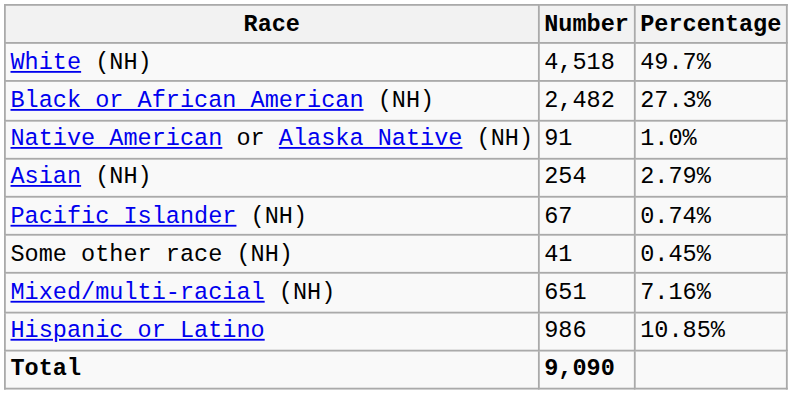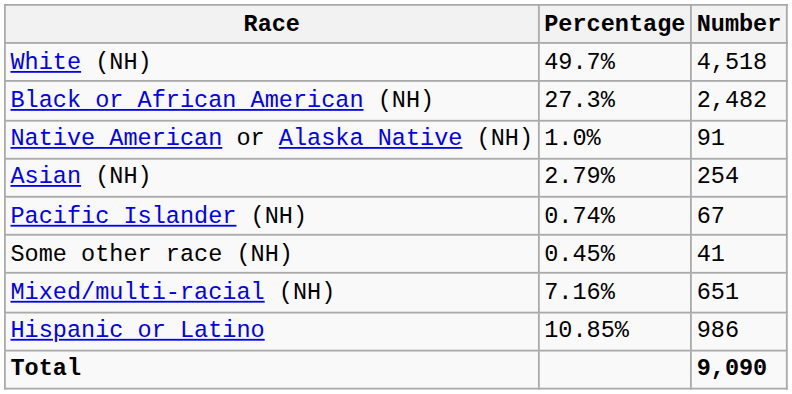columns swapped: (587, 24) <-> (711, 24)
